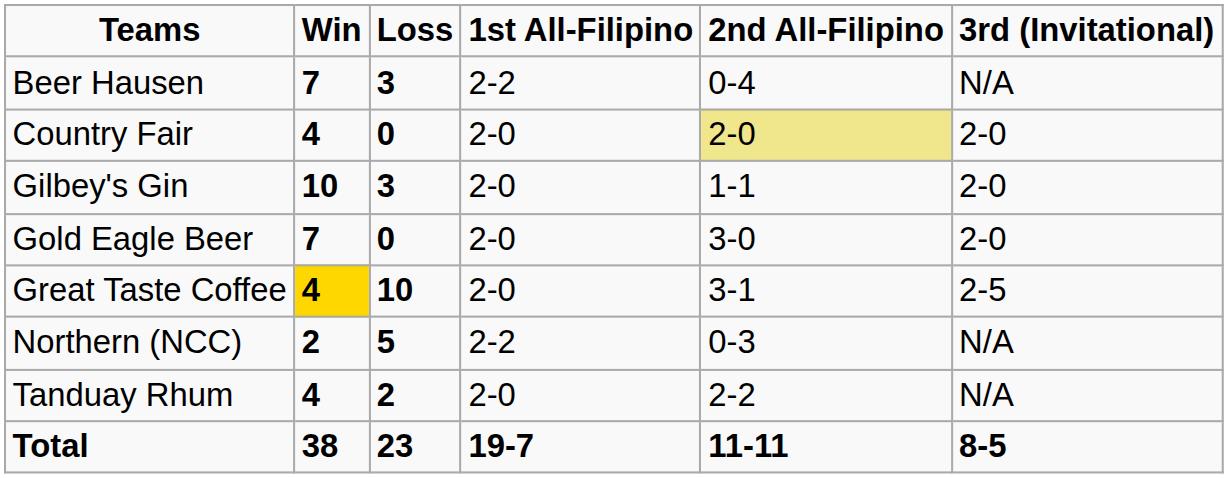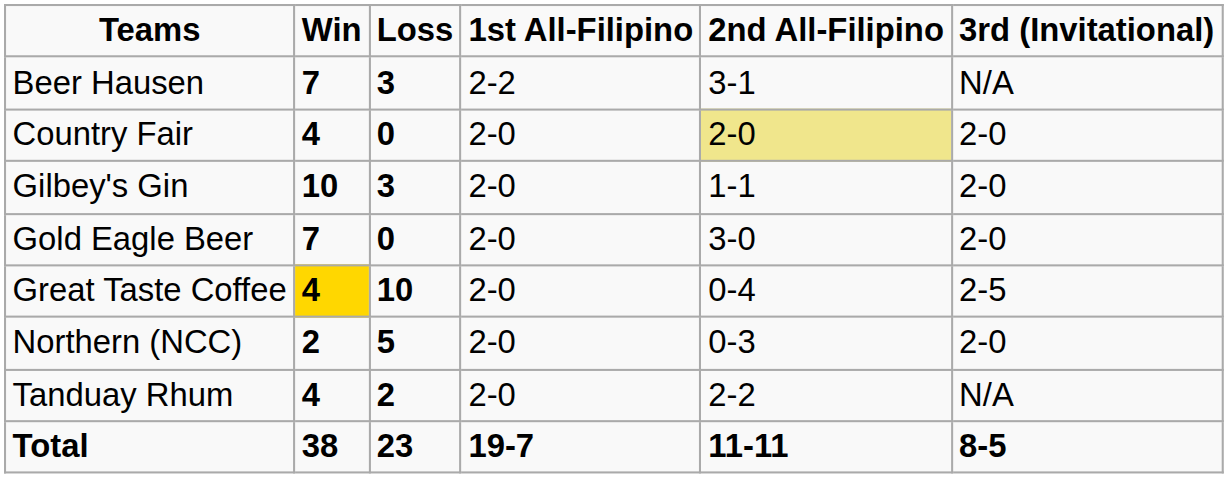(732, 82) 0-4 -> (732, 82) 3-1
(732, 290) 3-1 -> (732, 290) 0-4
(492, 342) 2-2 -> (492, 342) 2-0
(986, 342) N/A -> (983, 342) 2-0
